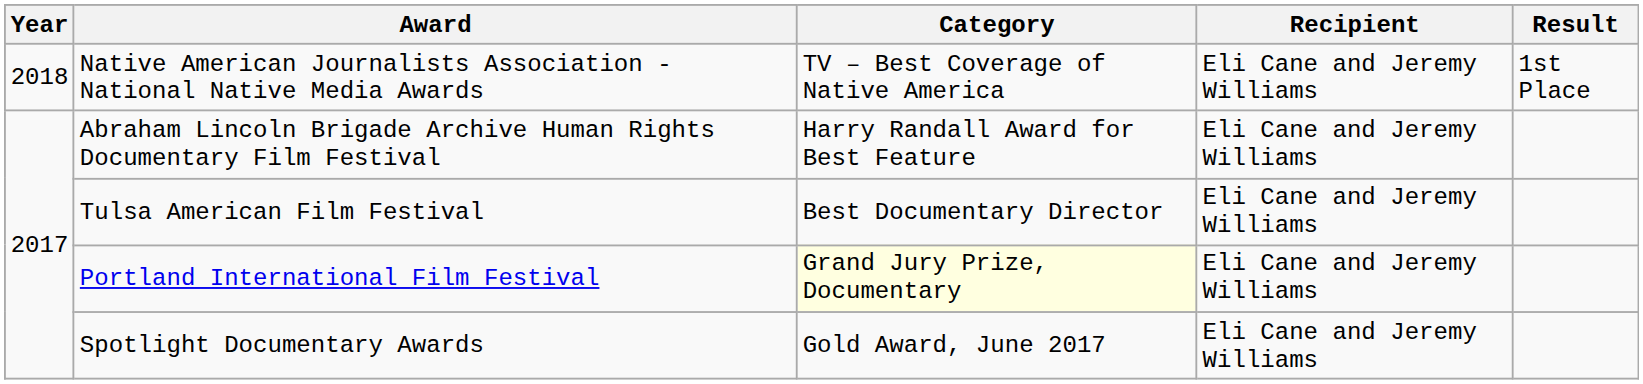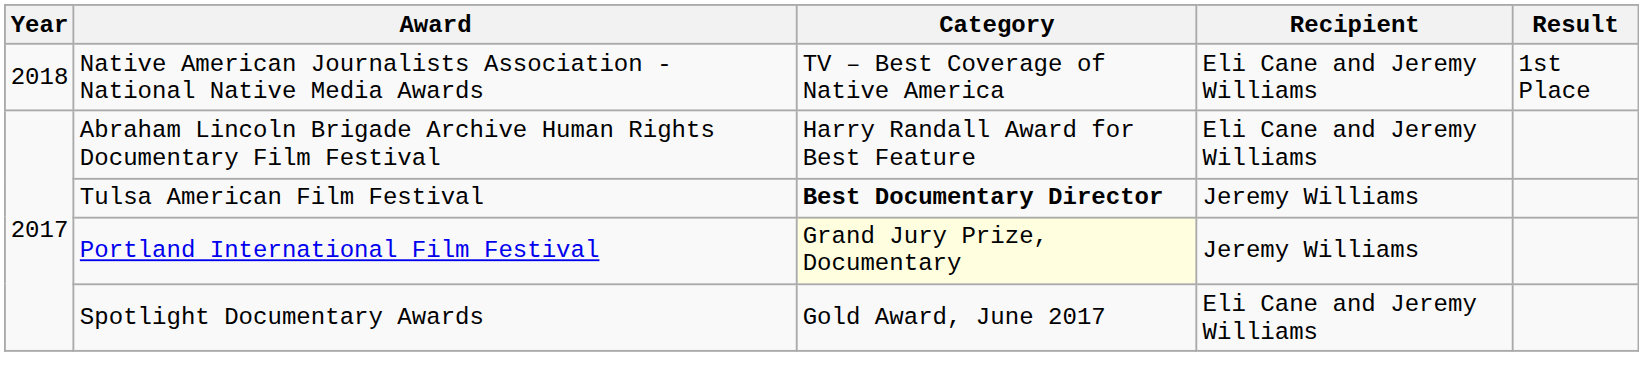(983, 211) normal -> (983, 198) bold
(1340, 211) Eli Cane and Jeremy Williams -> (1311, 198) Jeremy Williams
(1340, 278) Eli Cane and Jeremy Williams -> (1311, 251) Jeremy Williams
